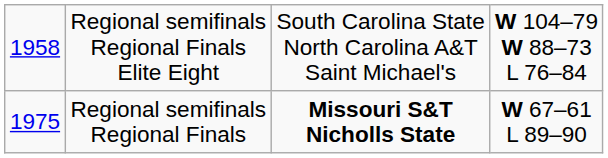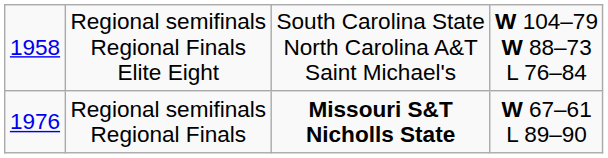(35, 121) 1975 -> (35, 121) 1976
